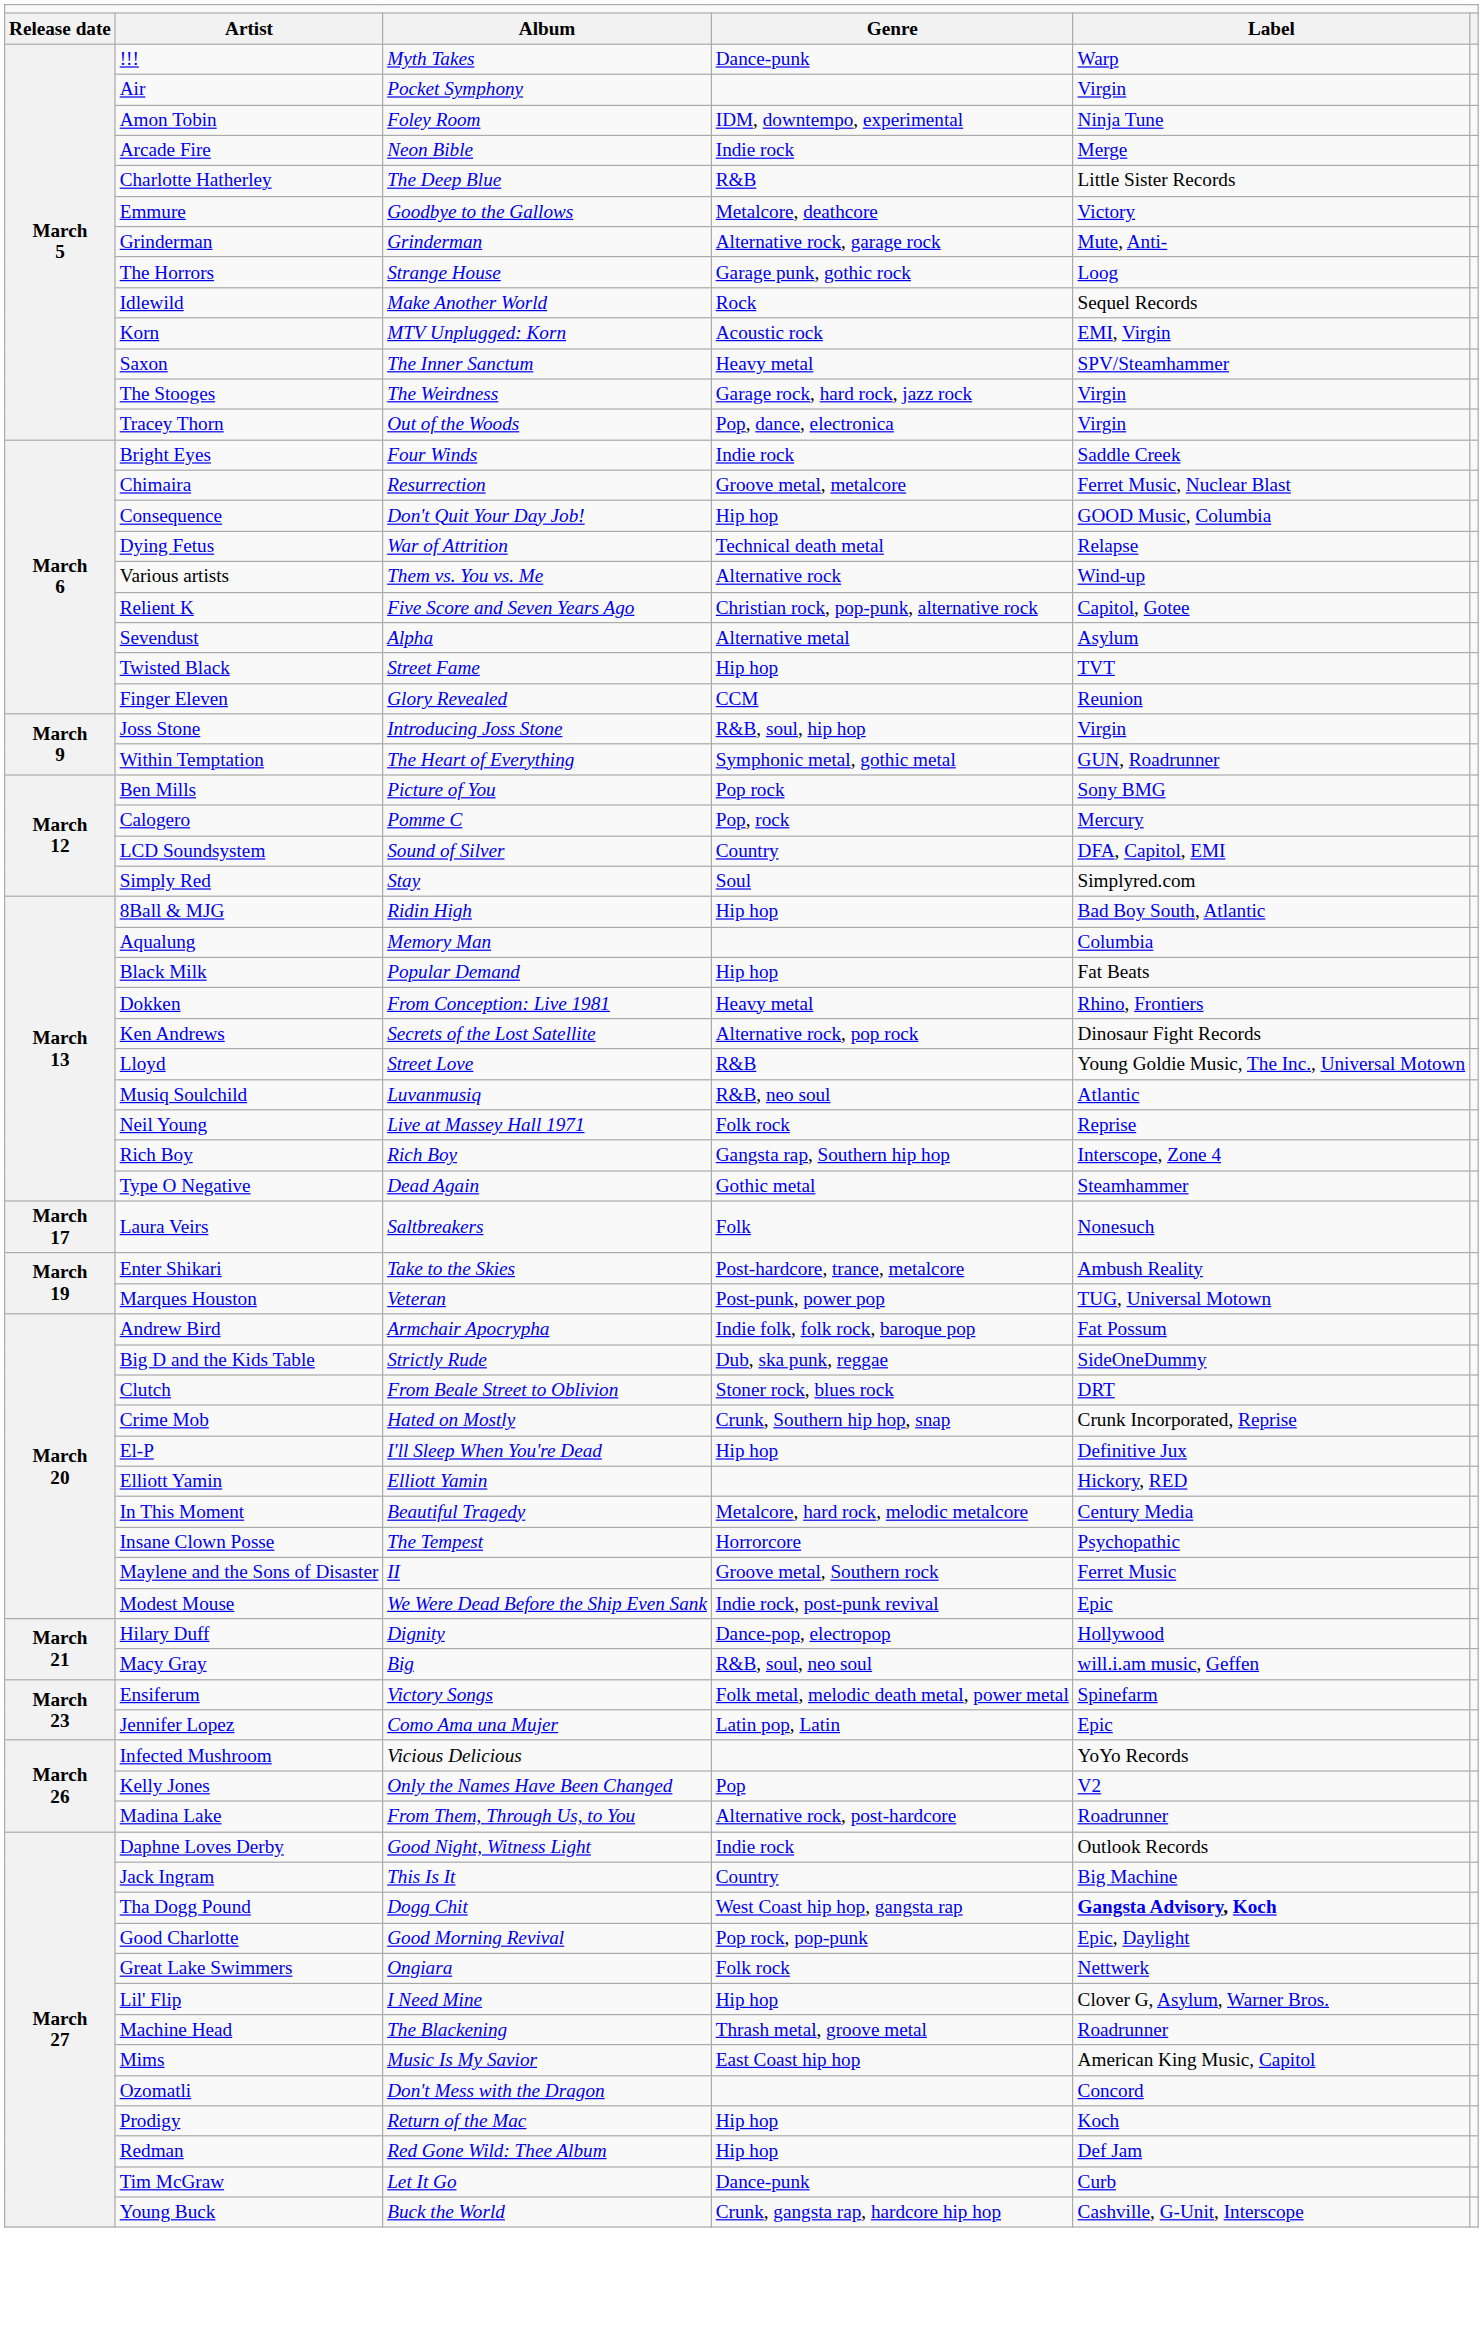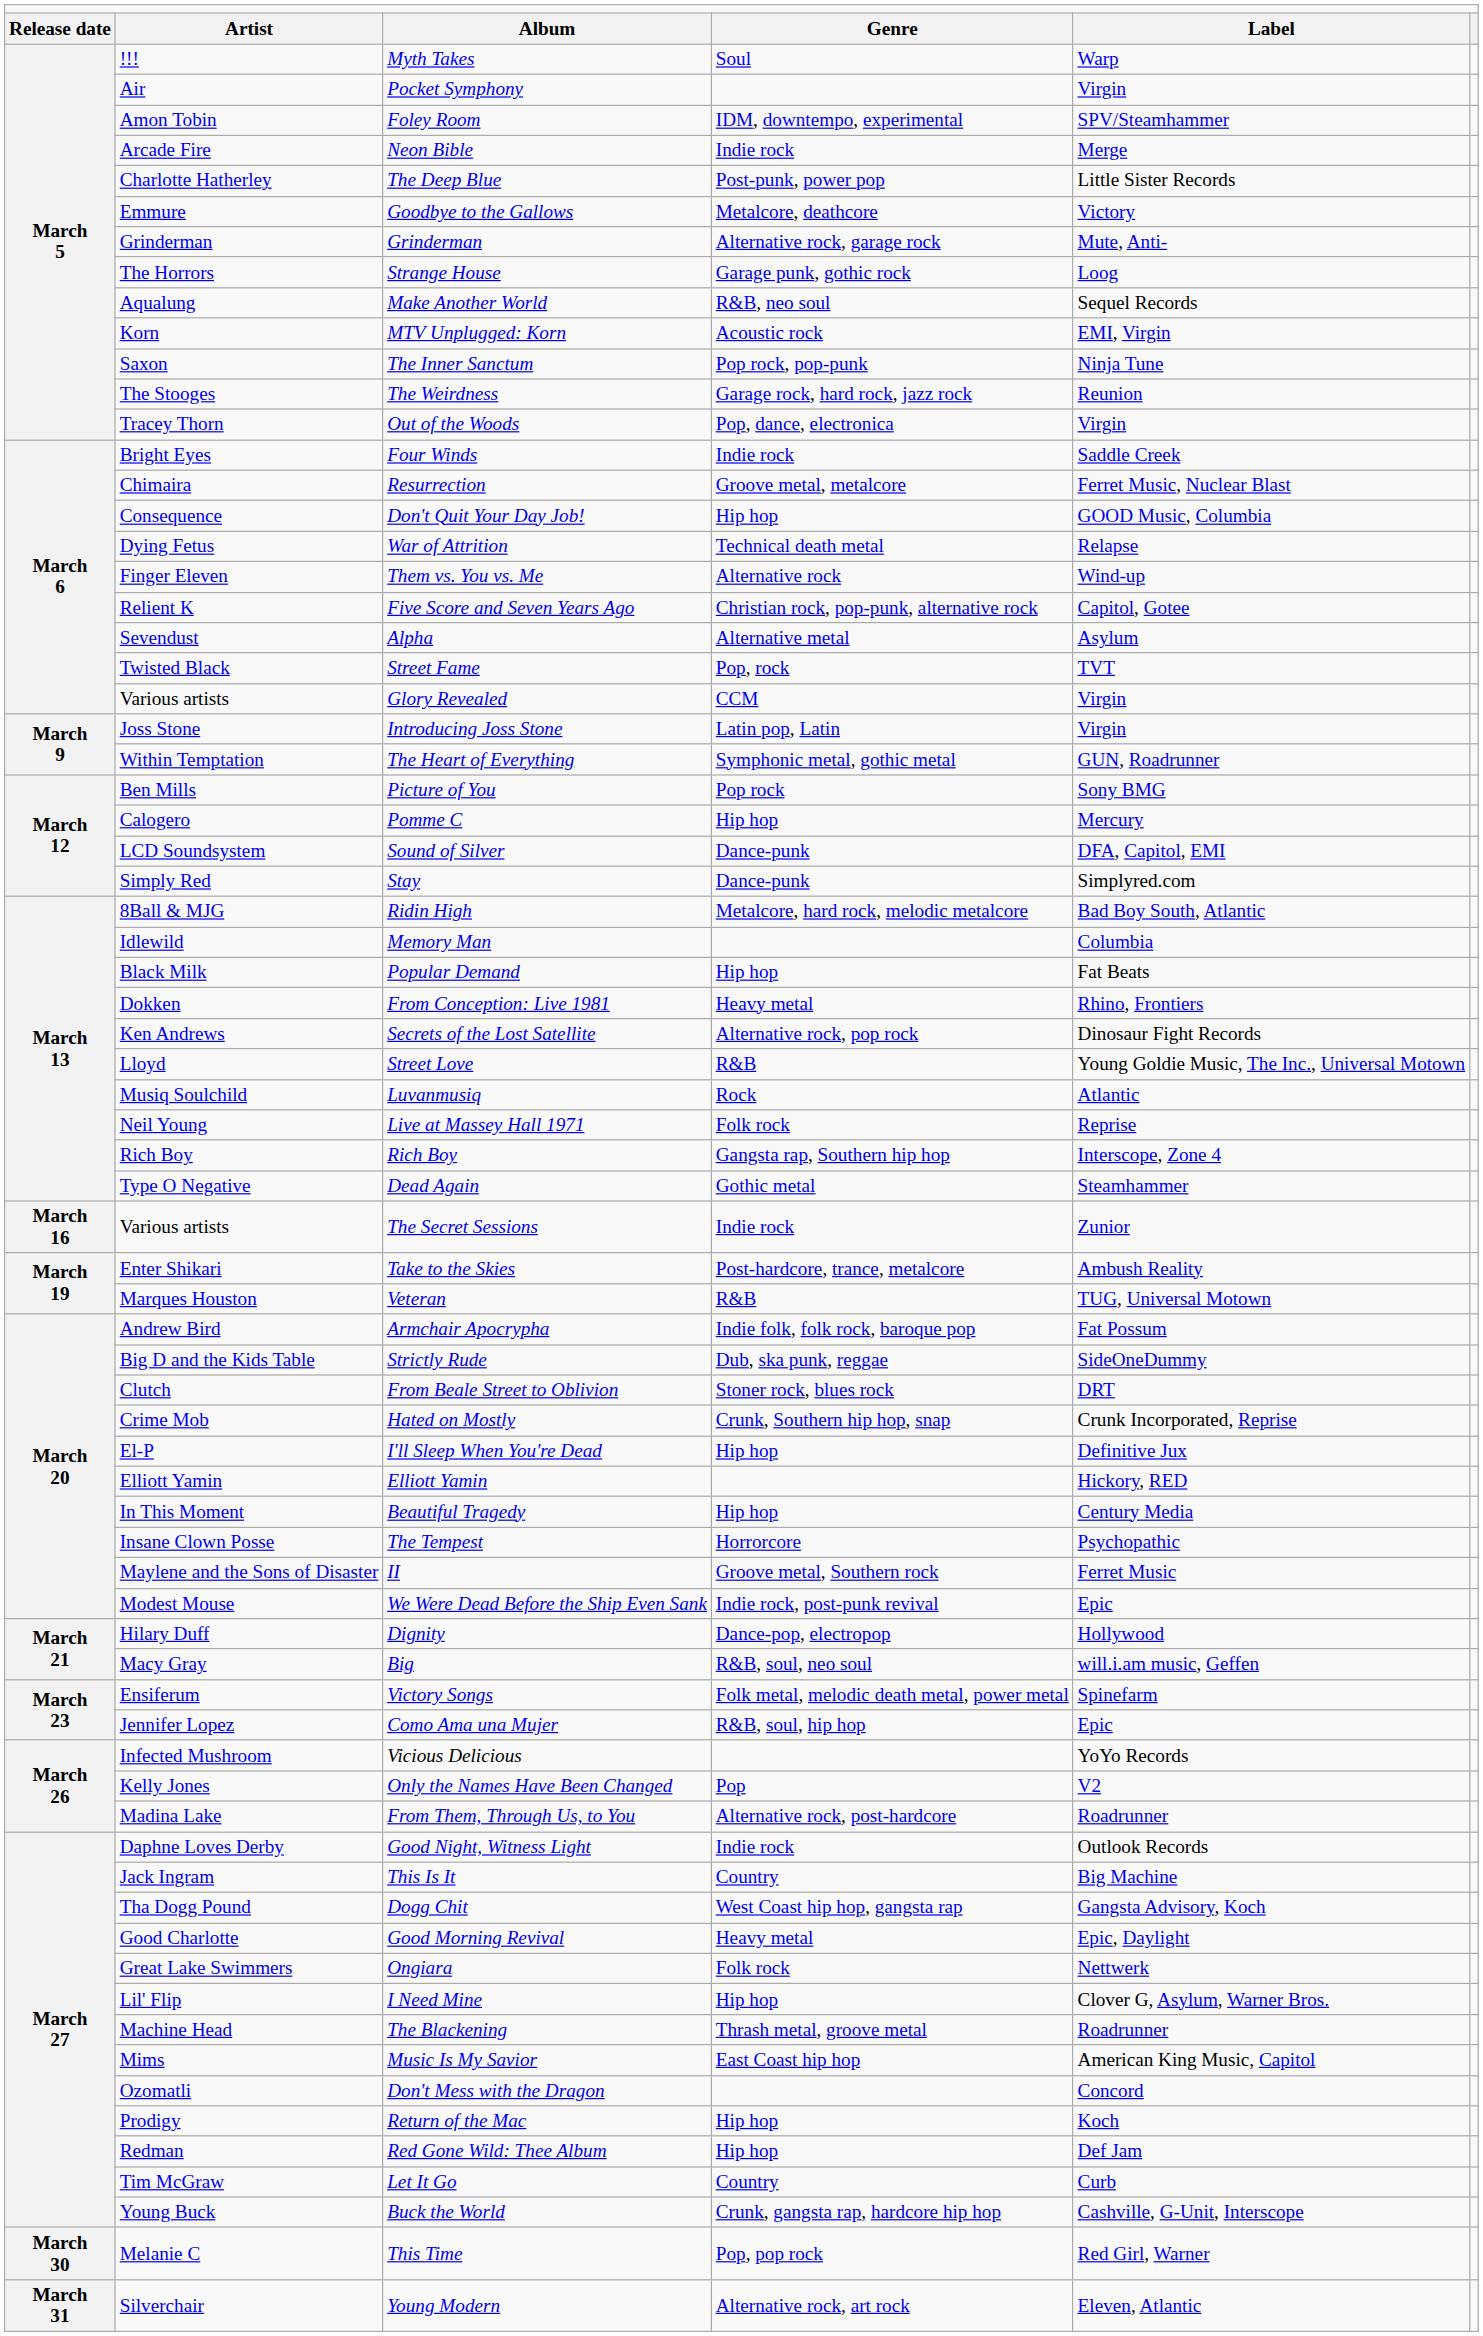(763, 59) Dance-punk -> (733, 59) Soul
(1121, 119) Ninja Tune -> (1153, 119) SPV/Steamhammer
(736, 180) R&B -> (800, 180) Post-punk, power pop
(152, 302) Idlewild -> (158, 302) Aqualung
(736, 302) Rock -> (773, 302) R&B, neo soul
(765, 363) Heavy metal -> (792, 363) Pop rock, pop-punk
(1153, 363) SPV/Steamhammer -> (1121, 363) Ninja Tune
(1102, 393) Virgin -> (1110, 393) Reunion
(174, 576) Various artists -> (174, 576) Finger Eleven
(747, 668) Hip hop -> (753, 668) Pop, rock
(174, 698) Finger Eleven -> (174, 698) Various artists
(1110, 698) Reunion -> (1102, 698) Virgin
(791, 728) R&B, soul, hip hop -> (778, 728) Latin pop, Latin
(753, 820) Pop, rock -> (747, 820) Hip hop
(747, 850) Country -> (763, 850) Dance-punk
(733, 881) Soul -> (763, 881) Dance-punk
(747, 911) Hip hop -> (872, 911) Metalcore, hard rock, melodic metalcore
(158, 942) Aqualung -> (152, 942) Idlewild
(773, 1094) R&B, neo soul -> (736, 1094) Rock
+ row: (463, 1226)
- row: (435, 1226)
(800, 1298) Post-punk, power pop -> (736, 1298) R&B
(872, 1511) Metalcore, hard rock, melodic metalcore -> (747, 1511) Hip hop
(778, 1724) Latin pop, Latin -> (791, 1724) R&B, soul, hip hop
(1177, 1907) bold -> (1172, 1907) normal
(792, 1938) Pop rock, pop-punk -> (765, 1938) Heavy metal
(763, 2181) Dance-punk -> (747, 2181) Country
+ row: (425, 2253)
+ row: (444, 2305)
